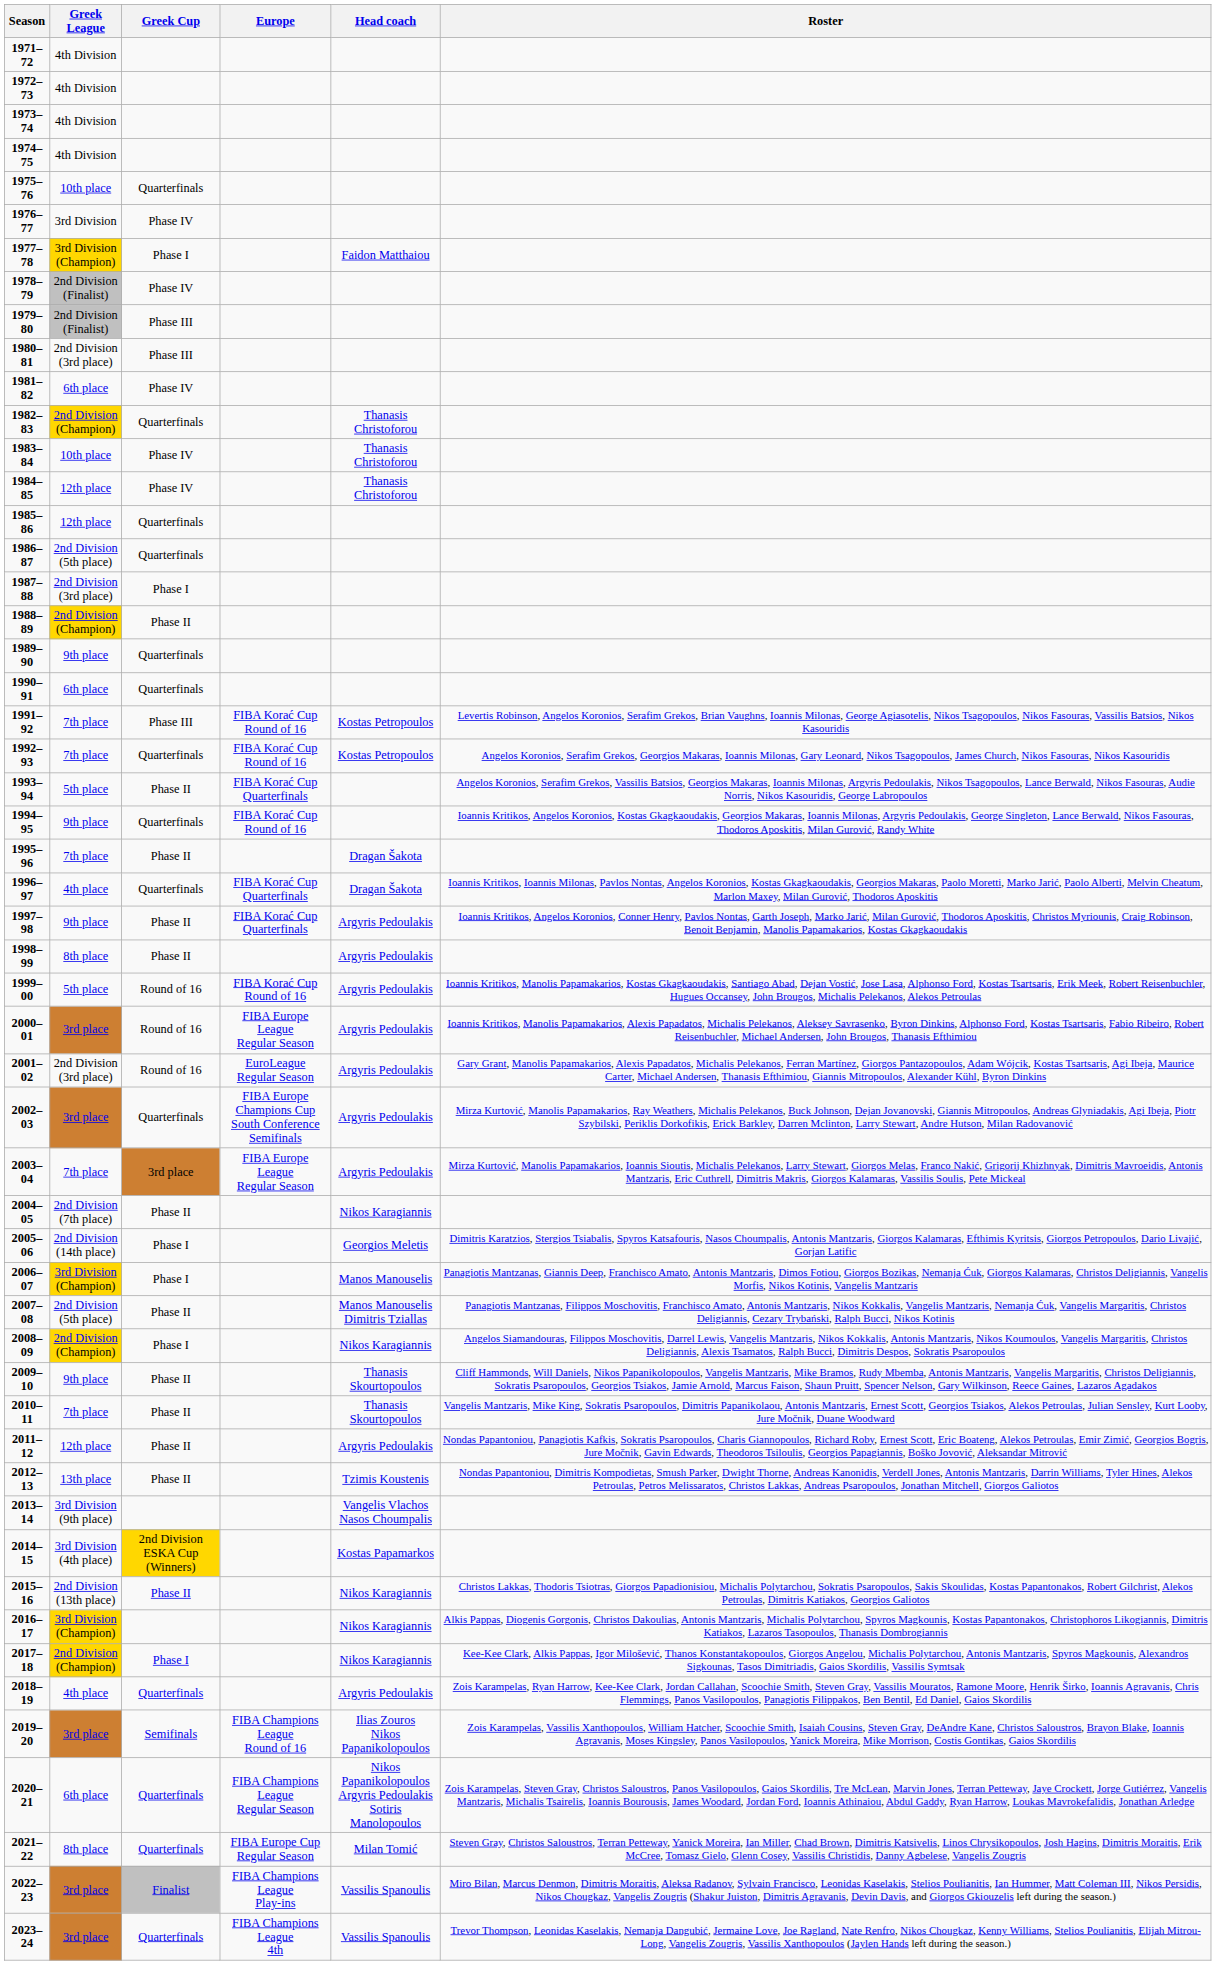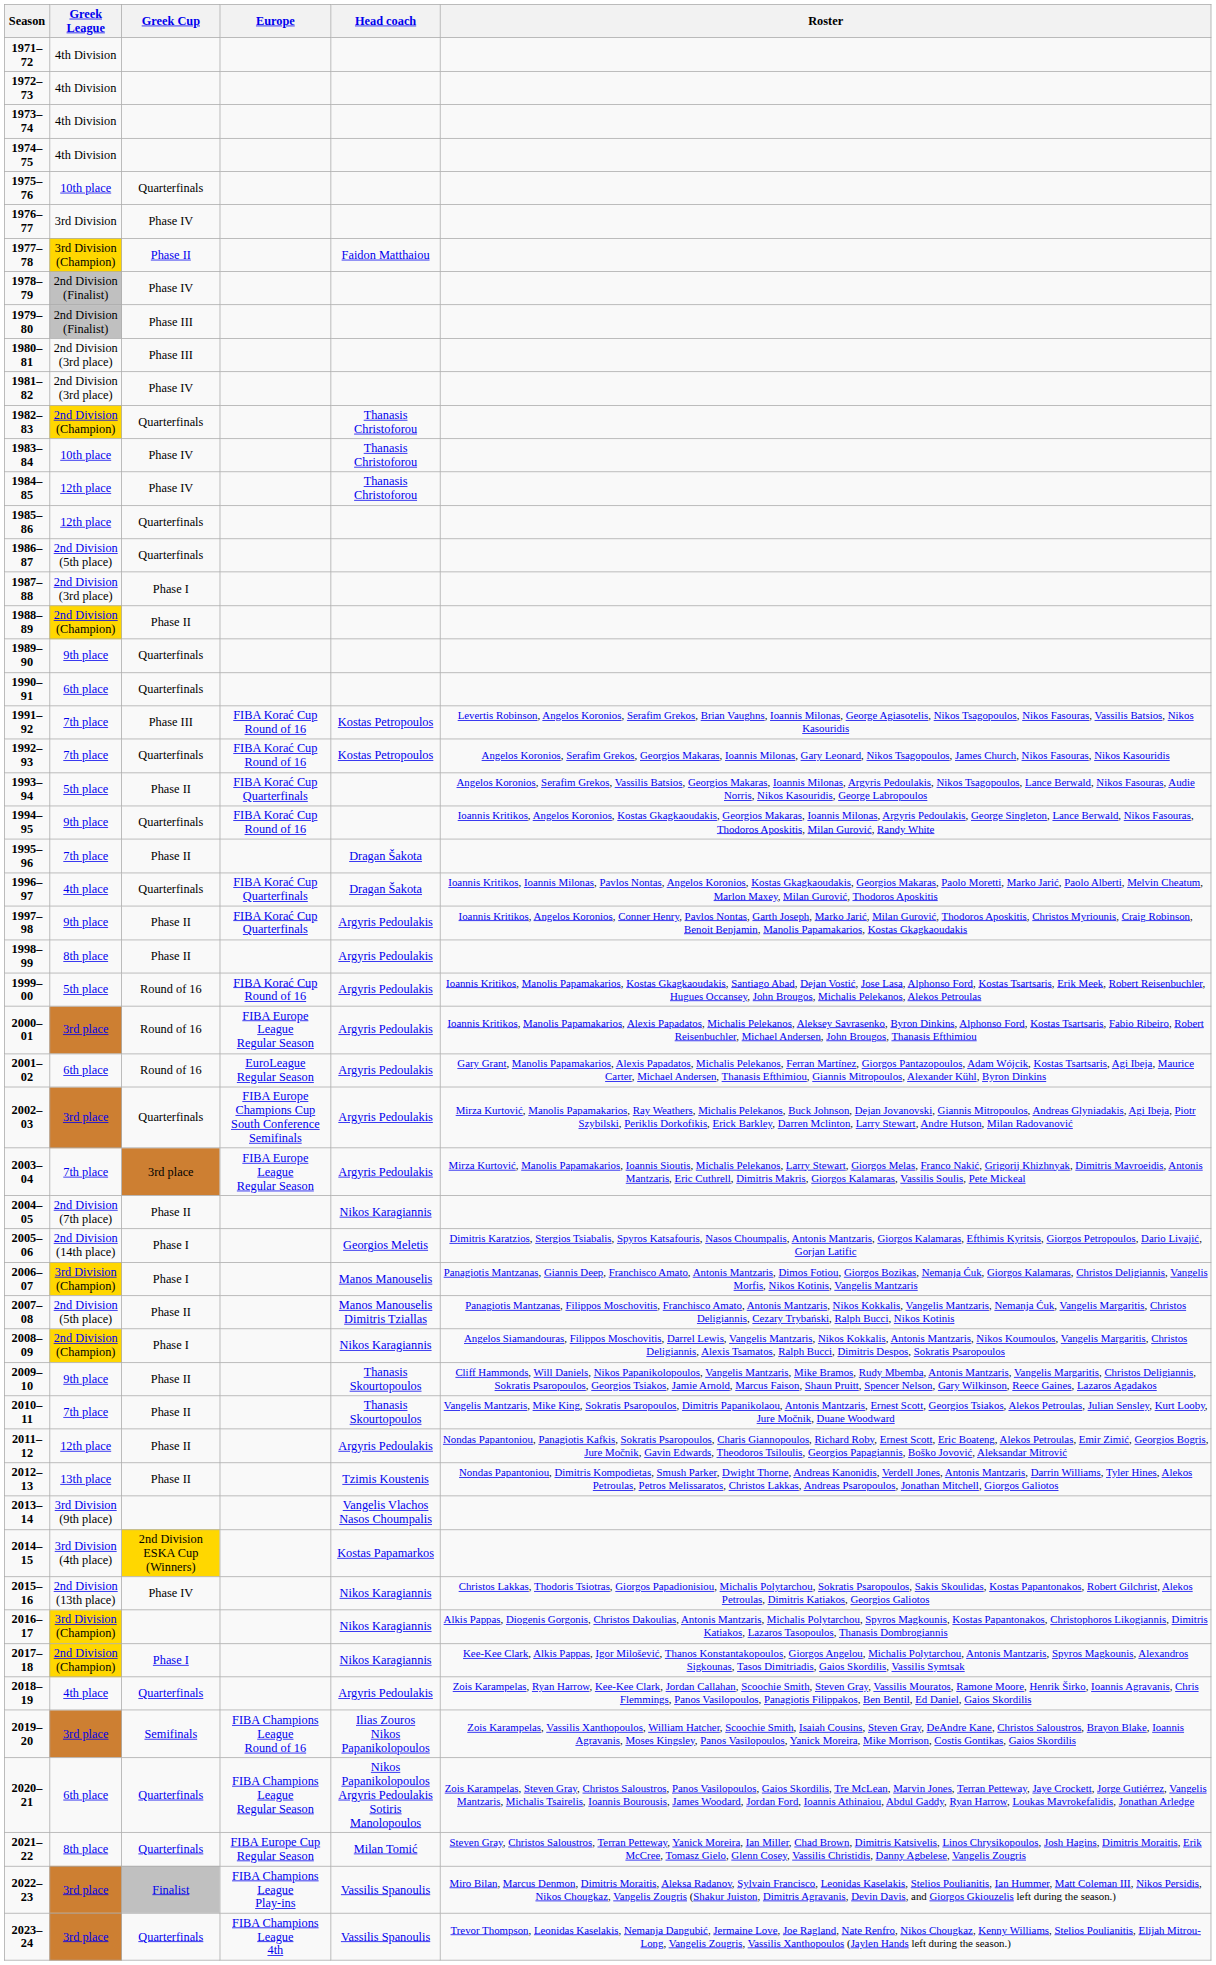(171, 254) Phase I -> (171, 254) Phase II
(86, 388) 6th place -> (86, 388) 2nd Division (3rd place)
(86, 1070) 2nd Division (3rd place) -> (86, 1070) 6th place
(171, 1593) Phase II -> (171, 1593) Phase IV
